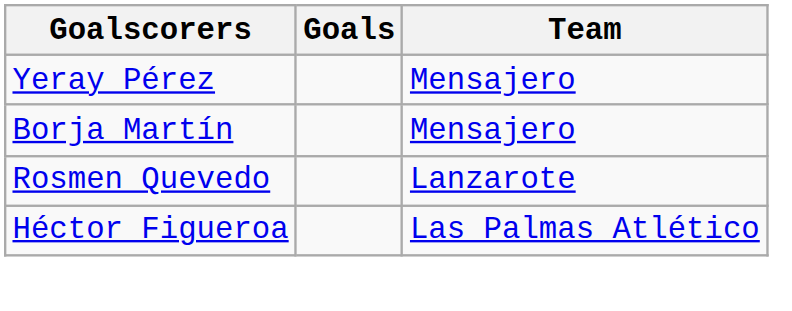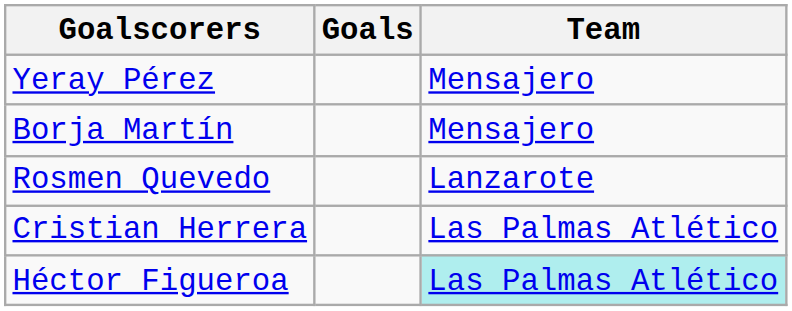+ row: (160, 230)
(585, 230) no background -> (603, 280) paleturquoise background
